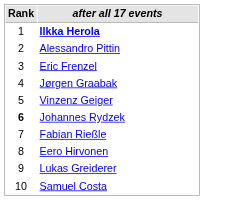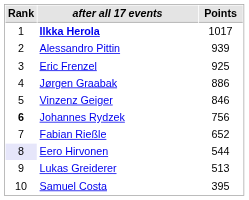+ column: (221, 14)
(21, 152) no background -> (21, 152) lavender background
